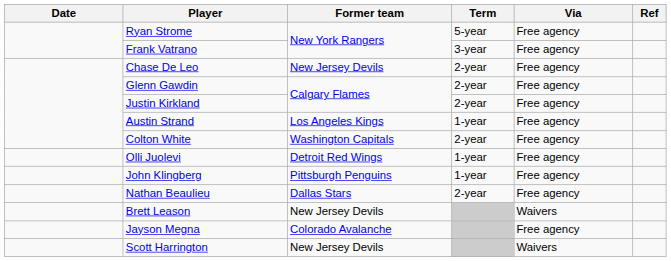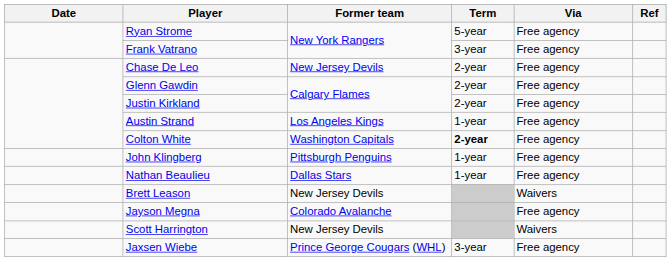(470, 139) normal -> (471, 139) bold
- row: (153, 157)
(470, 193) 2-year -> (470, 175) 1-year
+ row: (161, 247)
